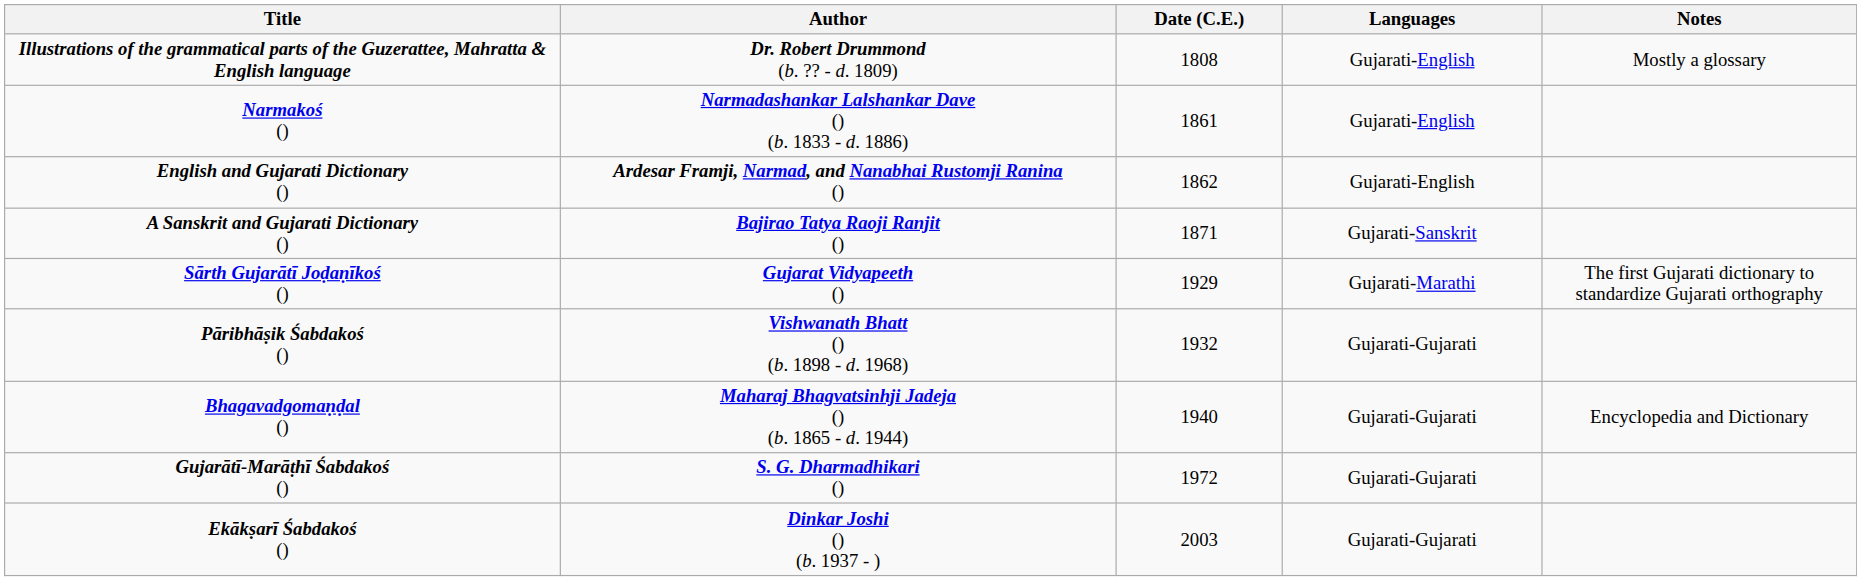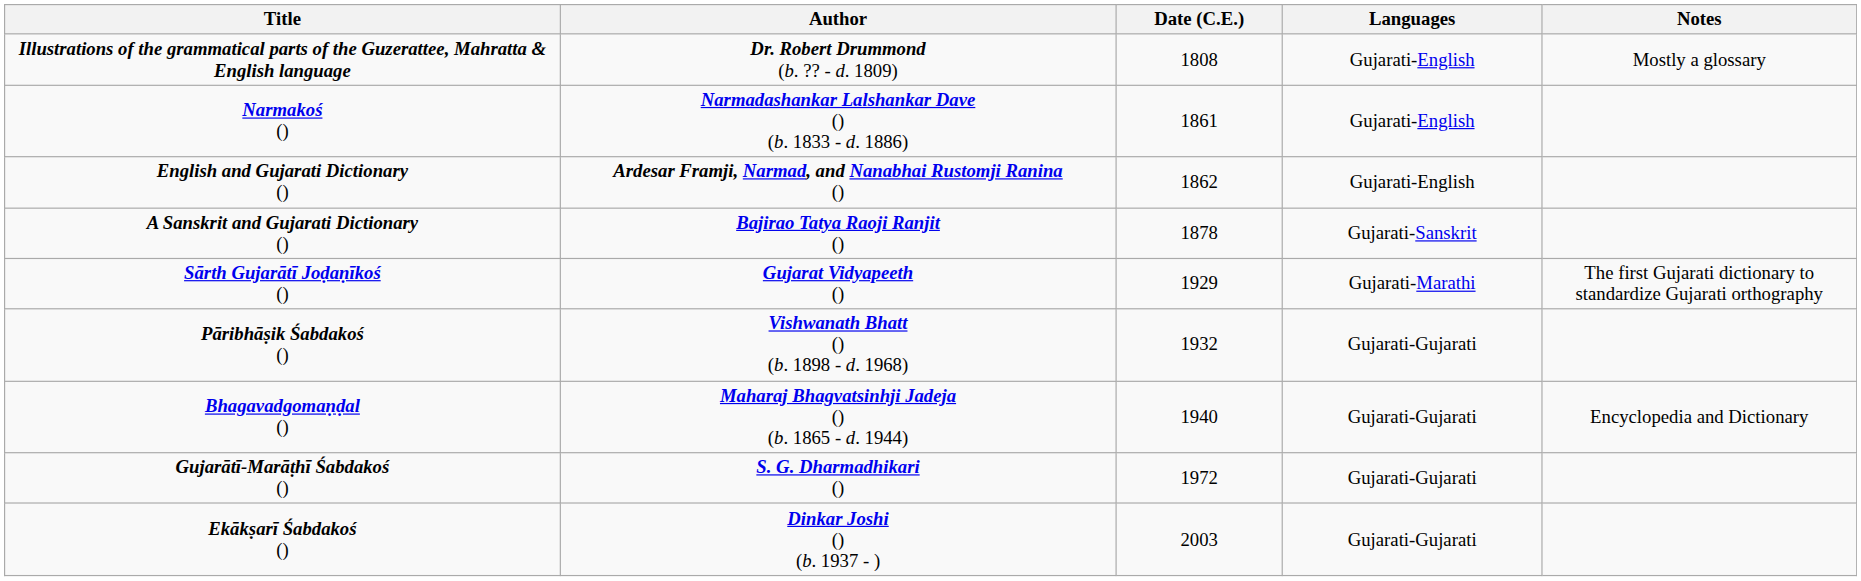(1199, 232) 1871 -> (1199, 232) 1878
